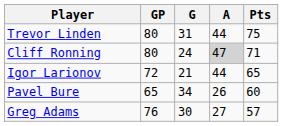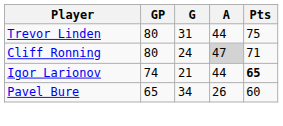(151, 73) 72 -> (151, 73) 74
(253, 73) normal -> (253, 73) bold
- row: (43, 112)
